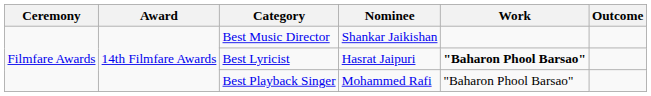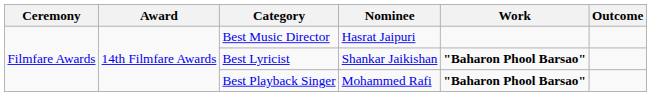(390, 37) Shankar Jaikishan -> (379, 37) Hasrat Jaipuri
(379, 59) Hasrat Jaipuri -> (390, 59) Shankar Jaikishan
(508, 81) normal -> (515, 81) bold
